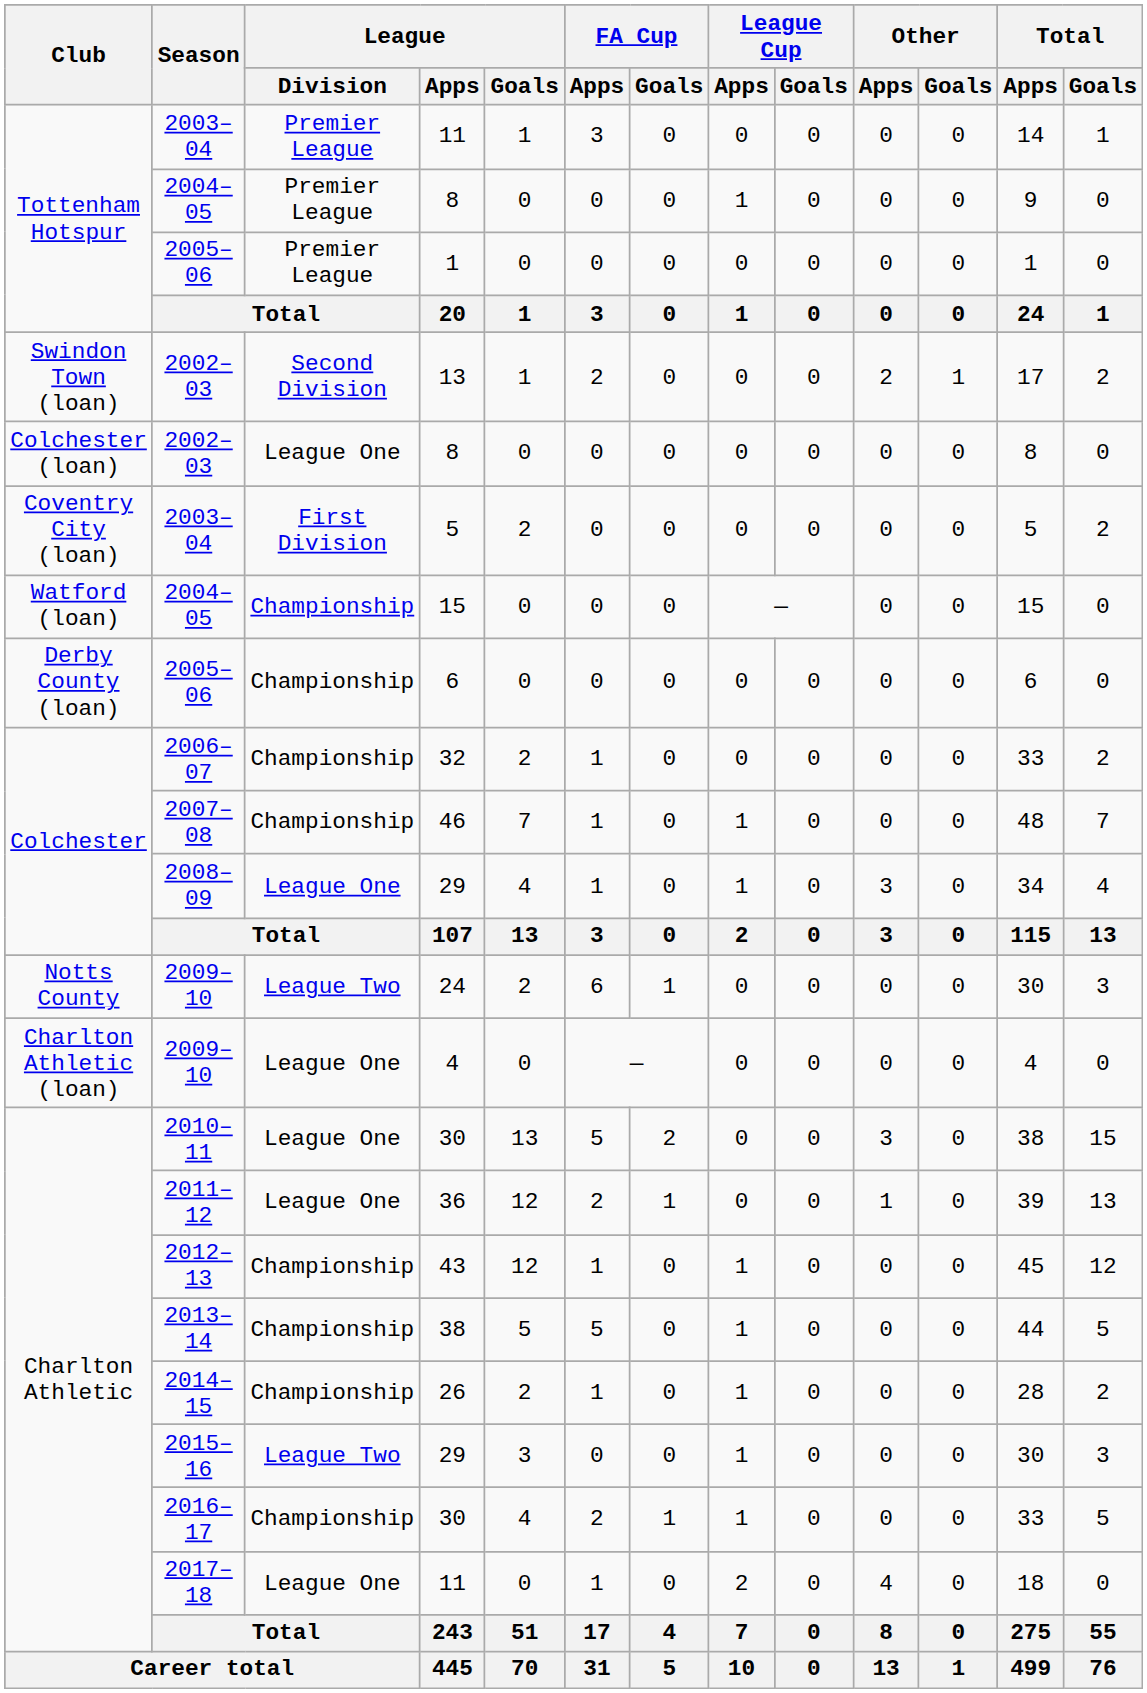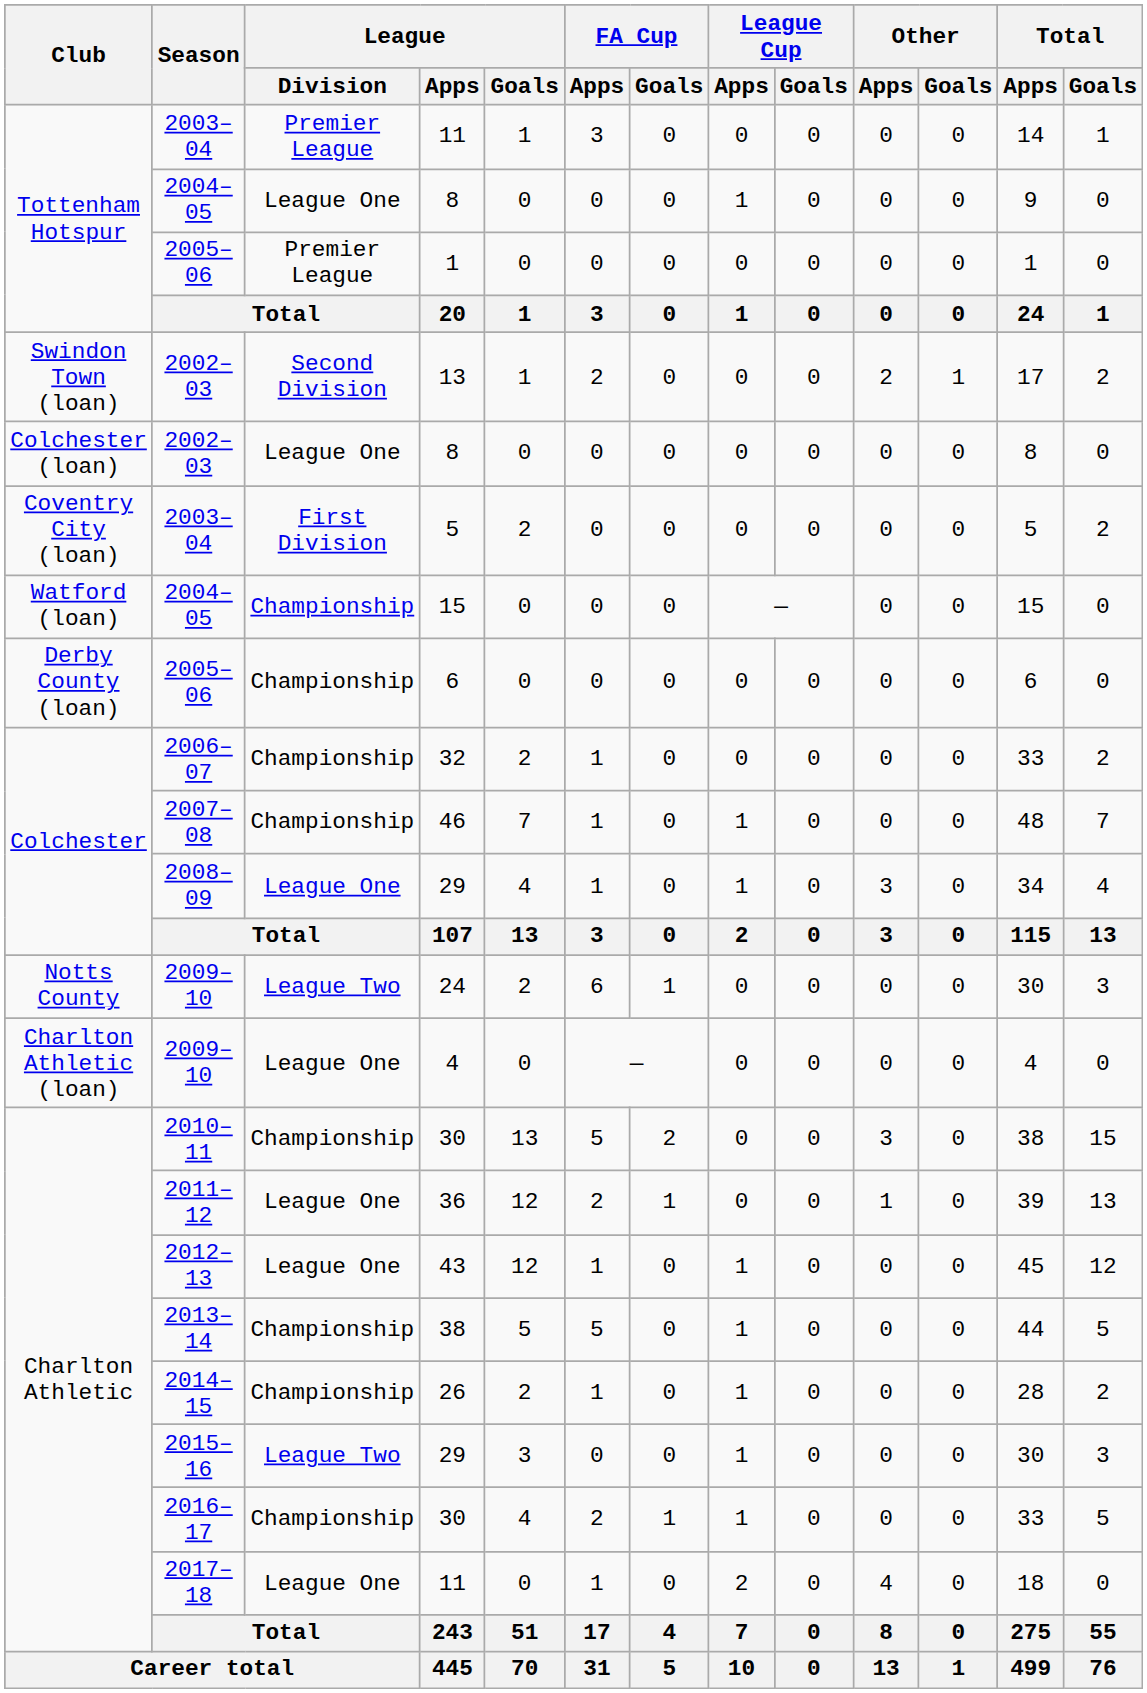(332, 200) Premier League -> (332, 200) League One
(332, 1139) League One -> (332, 1139) Championship
(332, 1266) Championship -> (332, 1266) League One
